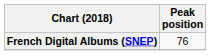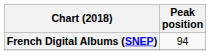(183, 41) 76 -> (183, 41) 94
